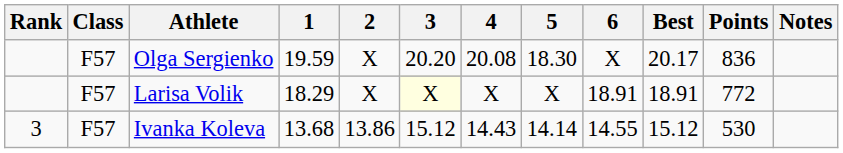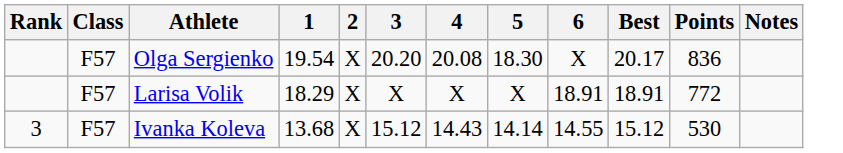(309, 57) 19.59 -> (309, 57) 19.54
(430, 93) lightyellow background -> (396, 93) no background
(370, 128) 13.86 -> (353, 128) X
